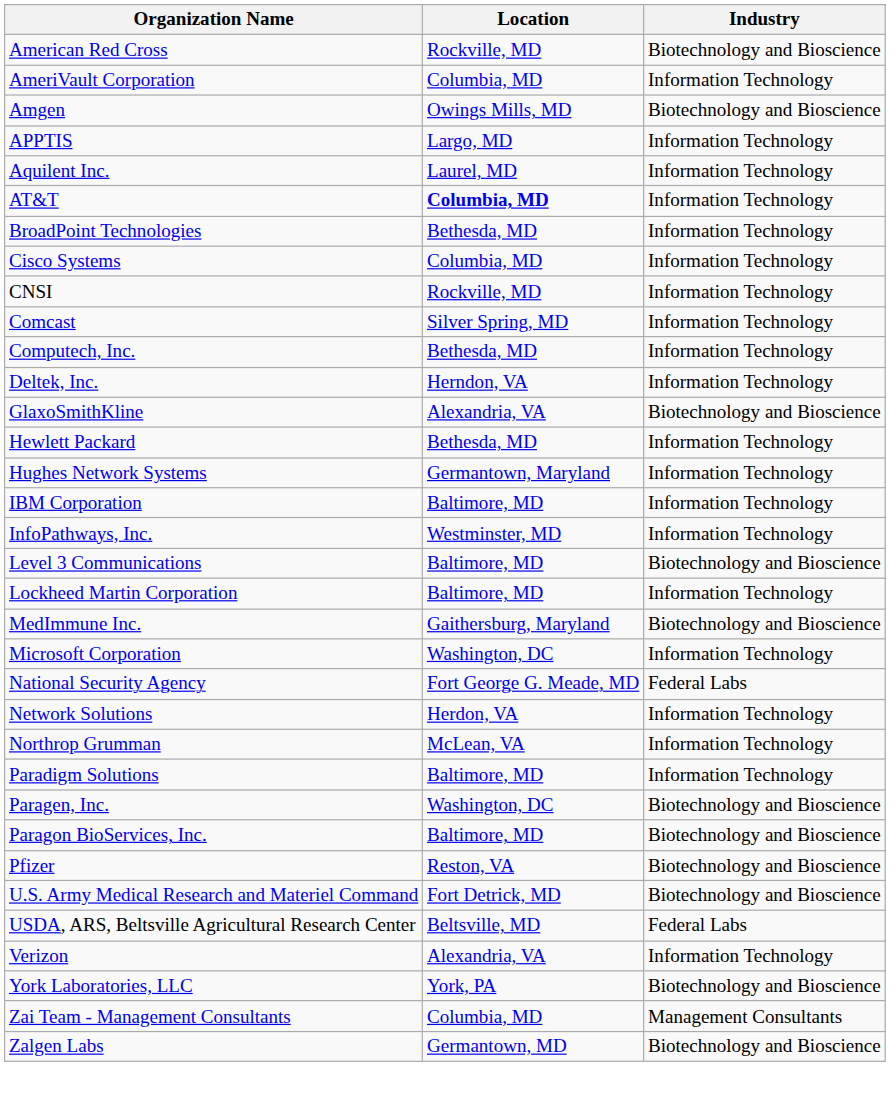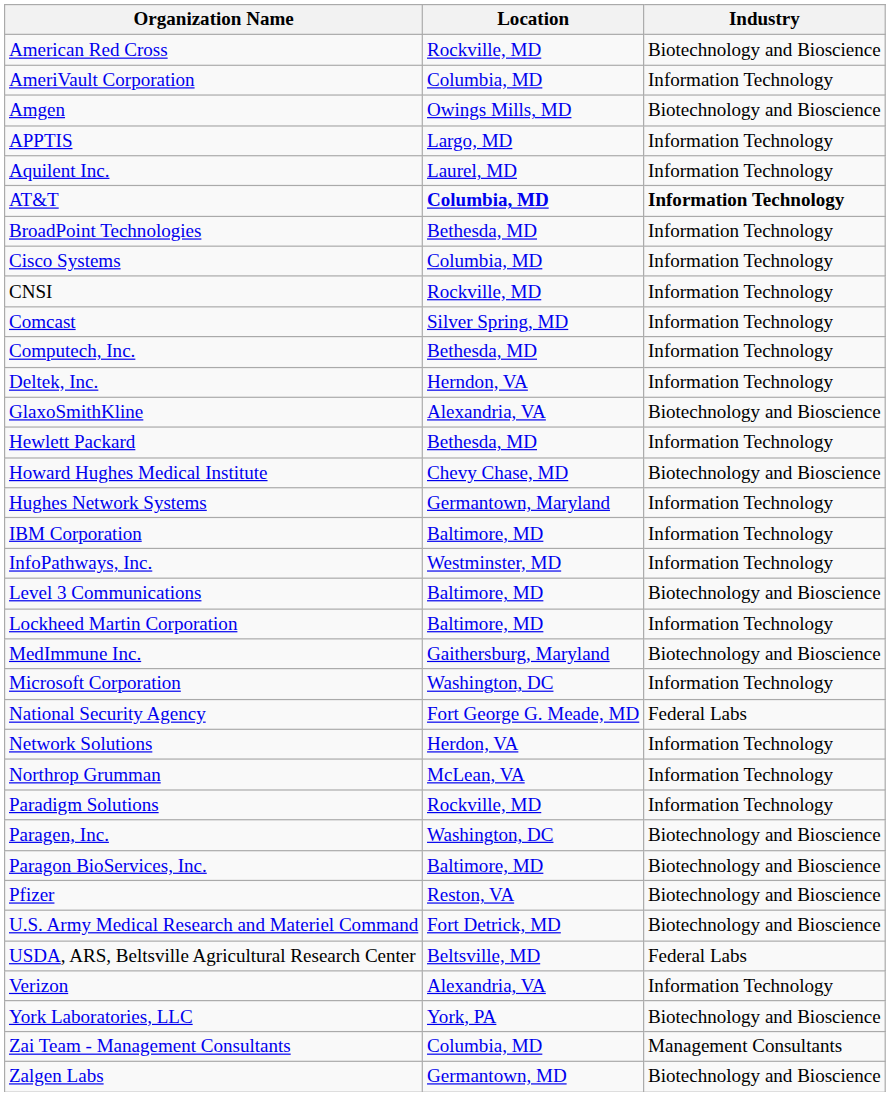(741, 200) normal -> (746, 200) bold
+ row: (138, 472)
(485, 774) Baltimore, MD -> (484, 804) Rockville, MD
